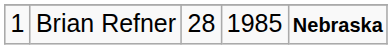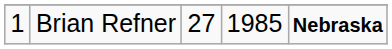(201, 24) 28 -> (201, 24) 27
